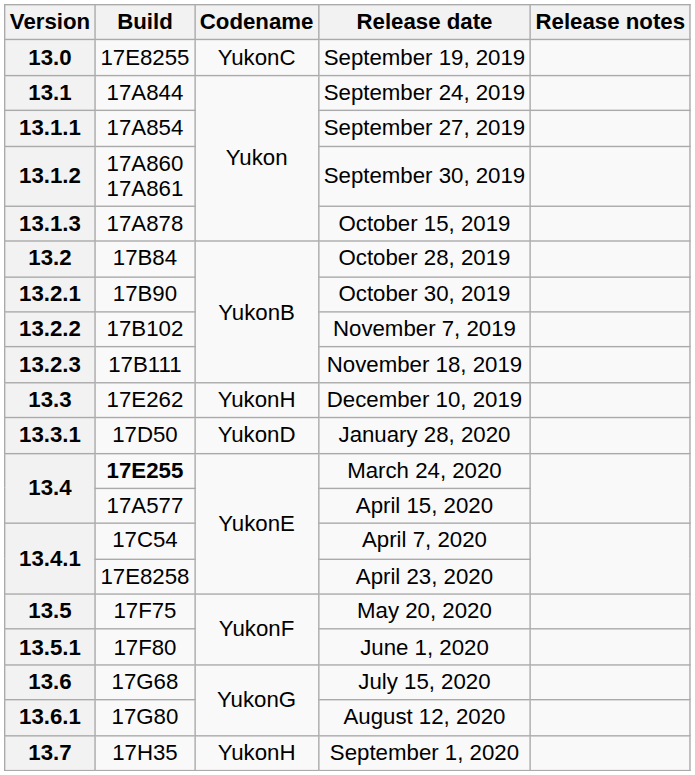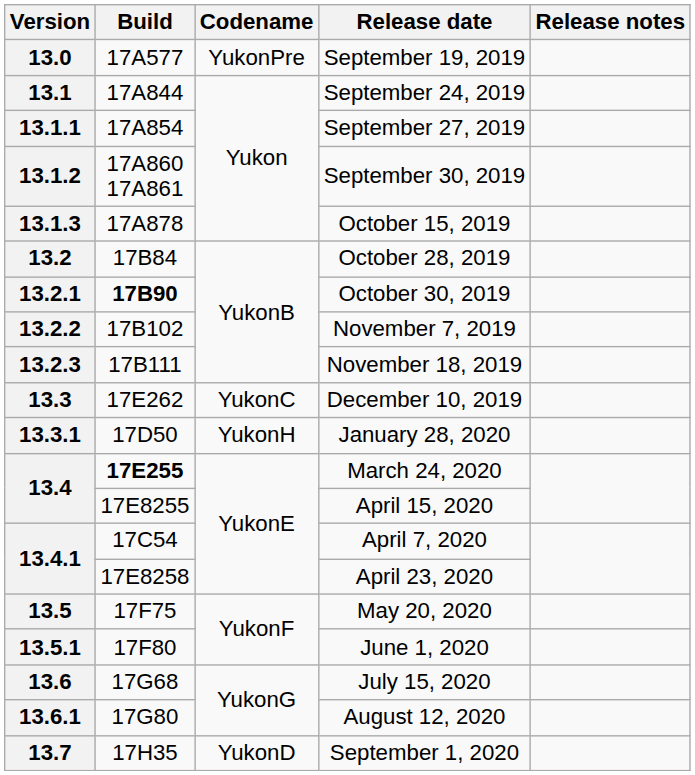(145, 57) 17E8255 -> (145, 57) 17A577
(257, 57) YukonC -> (257, 57) YukonPre
(145, 294) normal -> (145, 294) bold
(257, 399) YukonH -> (257, 399) YukonC
(257, 435) YukonD -> (257, 435) YukonH
(145, 505) 17A577 -> (145, 505) 17E8255
(257, 752) YukonH -> (257, 752) YukonD
